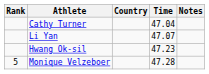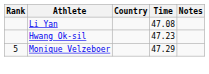- row: (58, 24)
(163, 37) 47.07 -> (163, 24) 47.08
(163, 62) 47.28 -> (163, 50) 47.29
